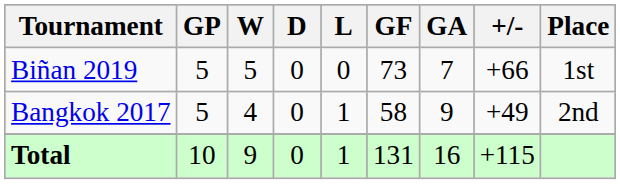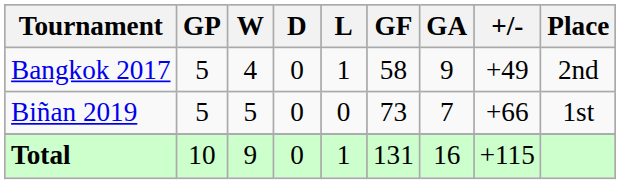rows swapped: (91, 112) <-> (74, 69)
